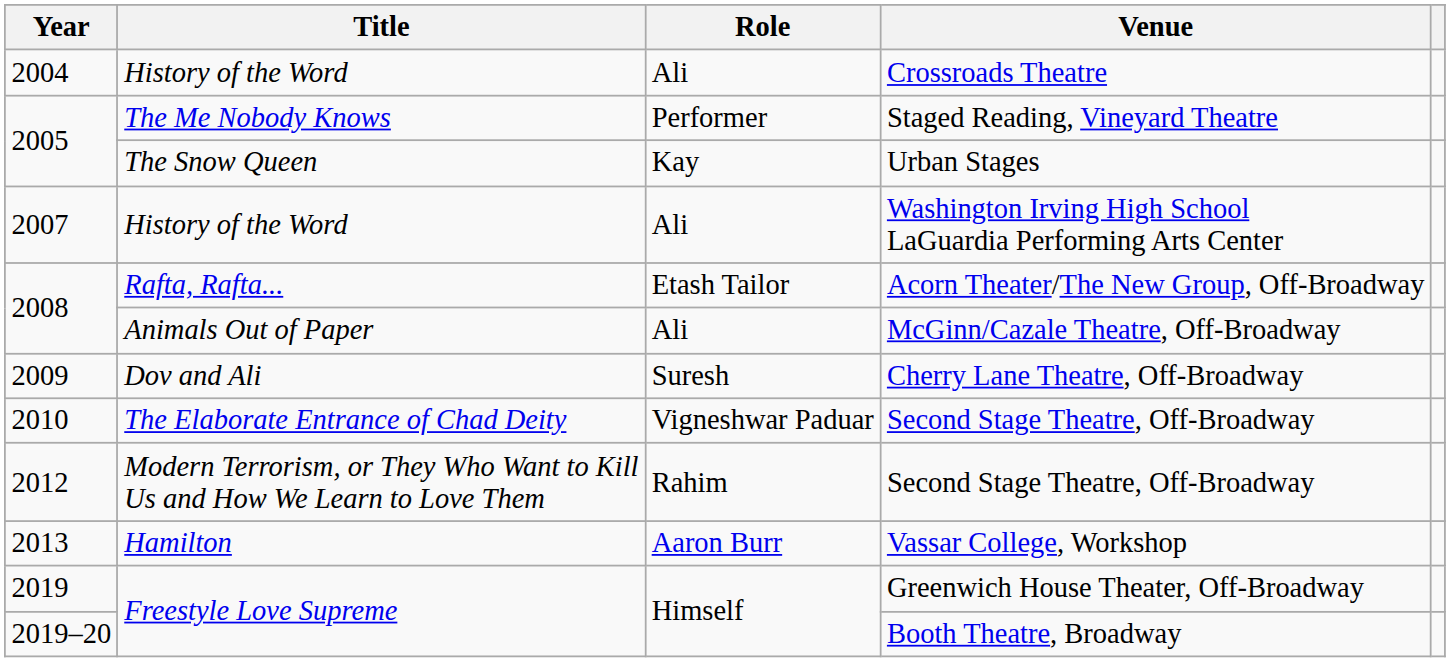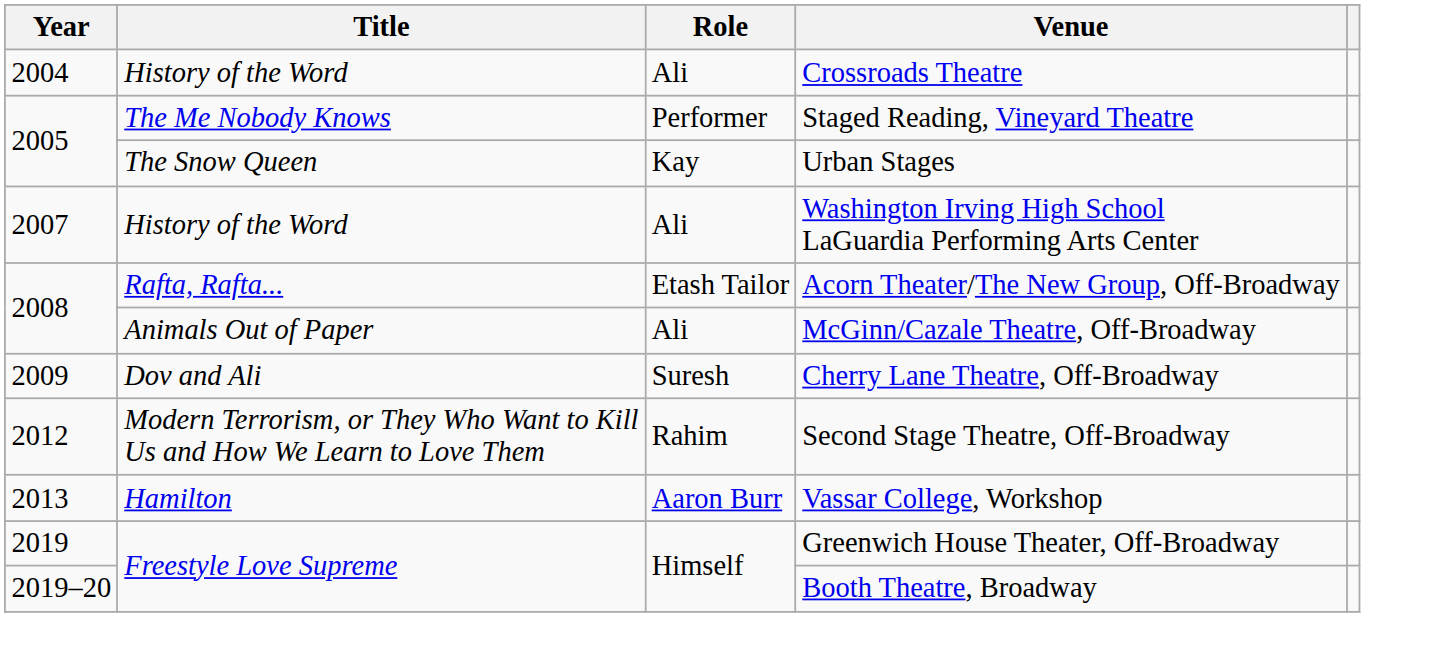- row: (40, 420)
